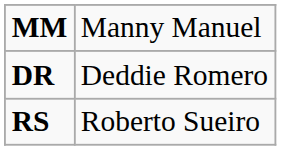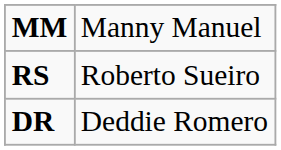rows swapped: (33, 74) <-> (31, 121)
